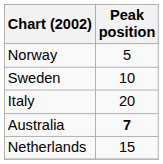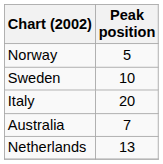(127, 124) bold -> (127, 124) normal
(127, 147) 15 -> (127, 147) 13
